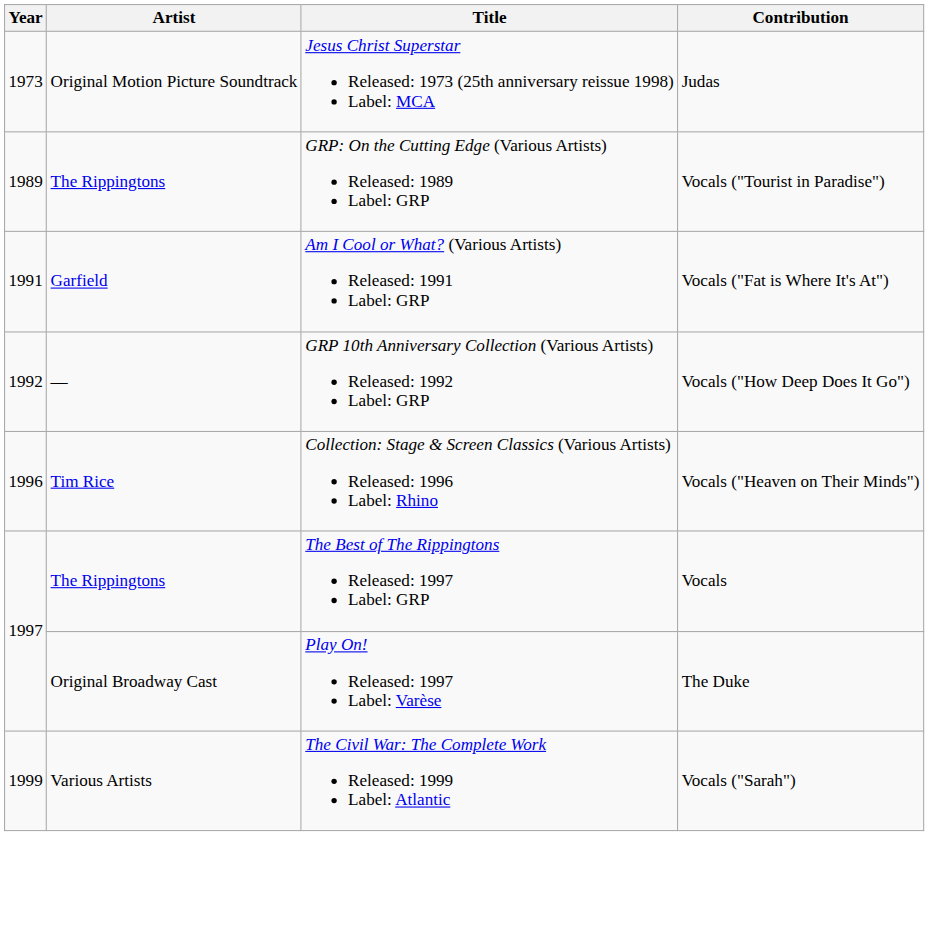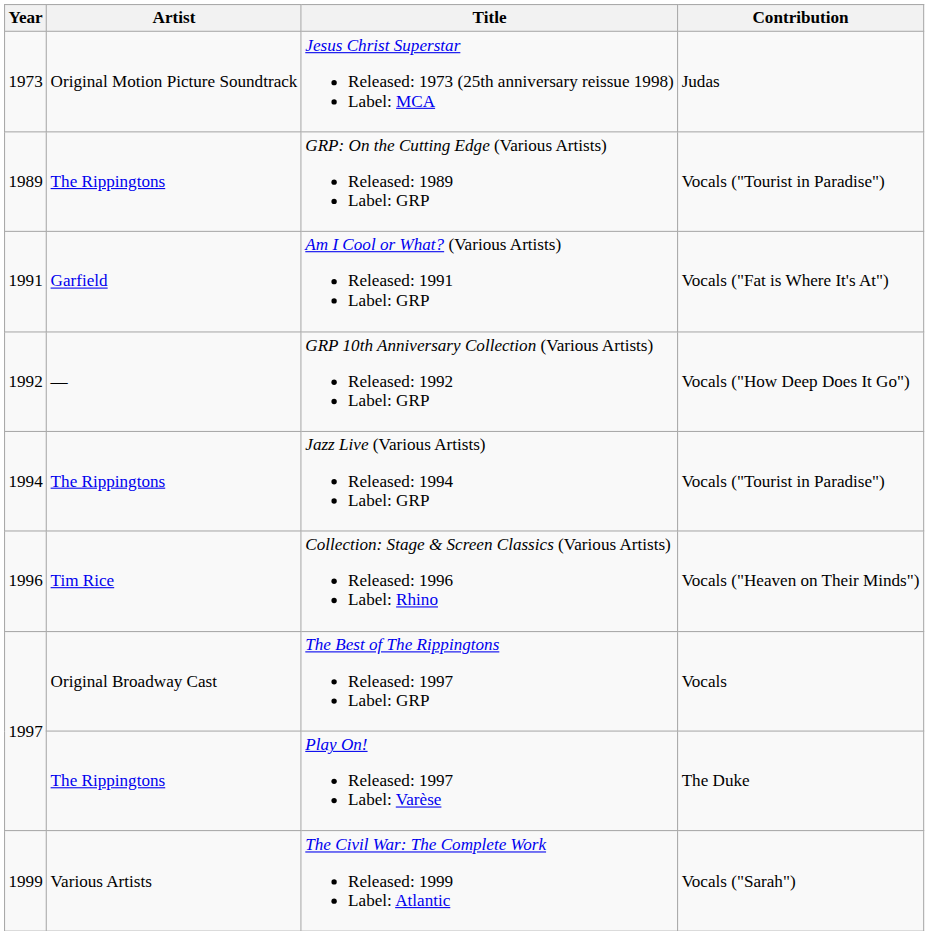+ row: (490, 473)
(108, 581) The Rippingtons -> (134, 681) Original Broadway Cast
(134, 681) Original Broadway Cast -> (108, 780) The Rippingtons
